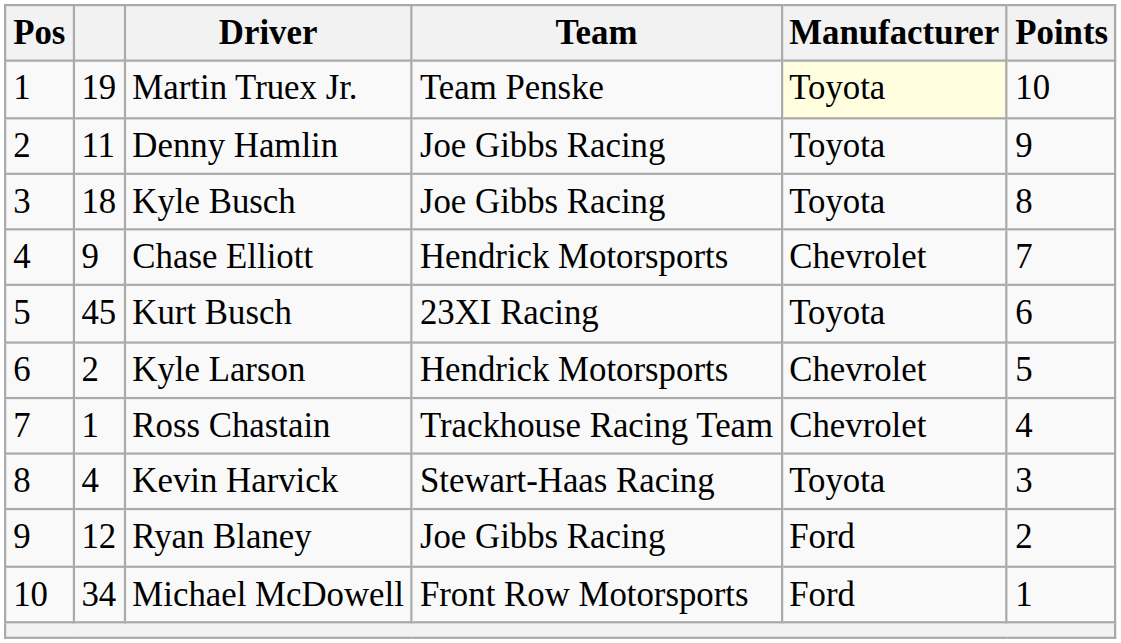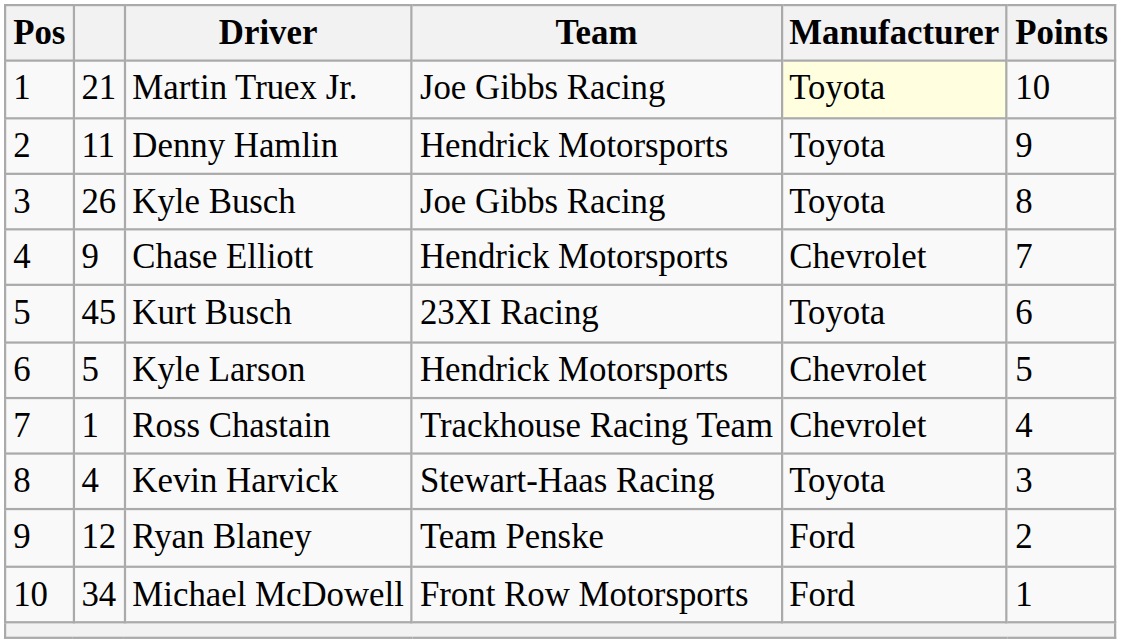(99, 88) 19 -> (99, 88) 21
(512, 88) Team Penske -> (543, 88) Joe Gibbs Racing
(543, 144) Joe Gibbs Racing -> (574, 144) Hendrick Motorsports
(99, 200) 18 -> (99, 200) 26
(90, 368) 2 -> (90, 368) 5
(543, 536) Joe Gibbs Racing -> (512, 536) Team Penske
